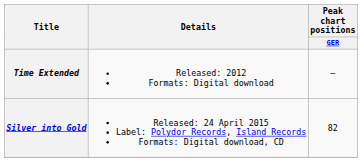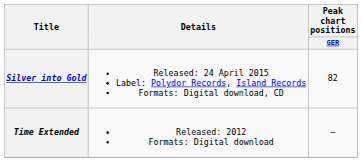rows swapped: (46, 74) <-> (46, 128)
